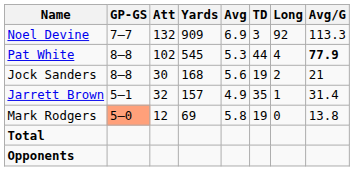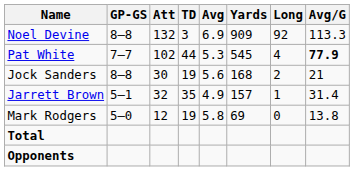columns swapped: (200, 15) <-> (260, 15)
(121, 35) 7–7 -> (121, 35) 8–8
(121, 55) 8–8 -> (121, 55) 7–7
(121, 115) lightsalmon background -> (121, 115) no background
